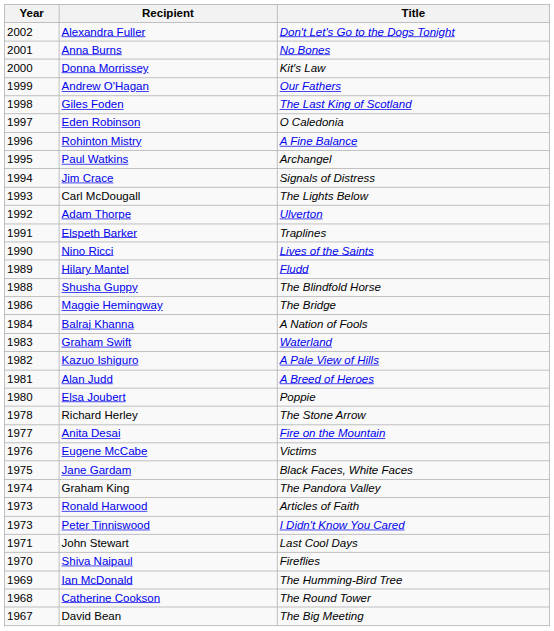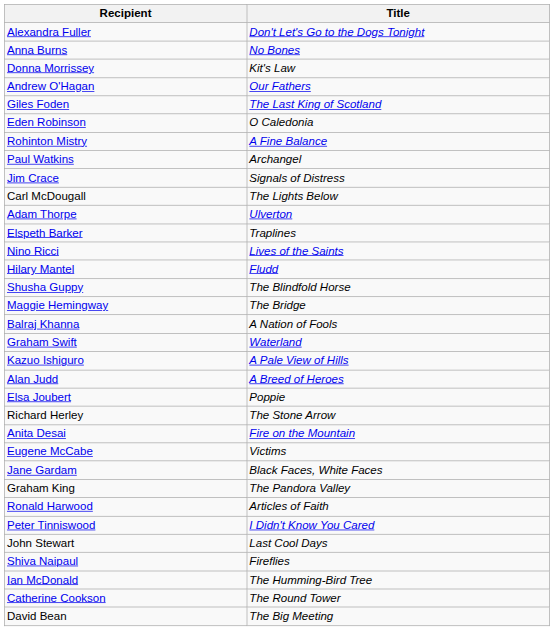- column: (32, 13)
